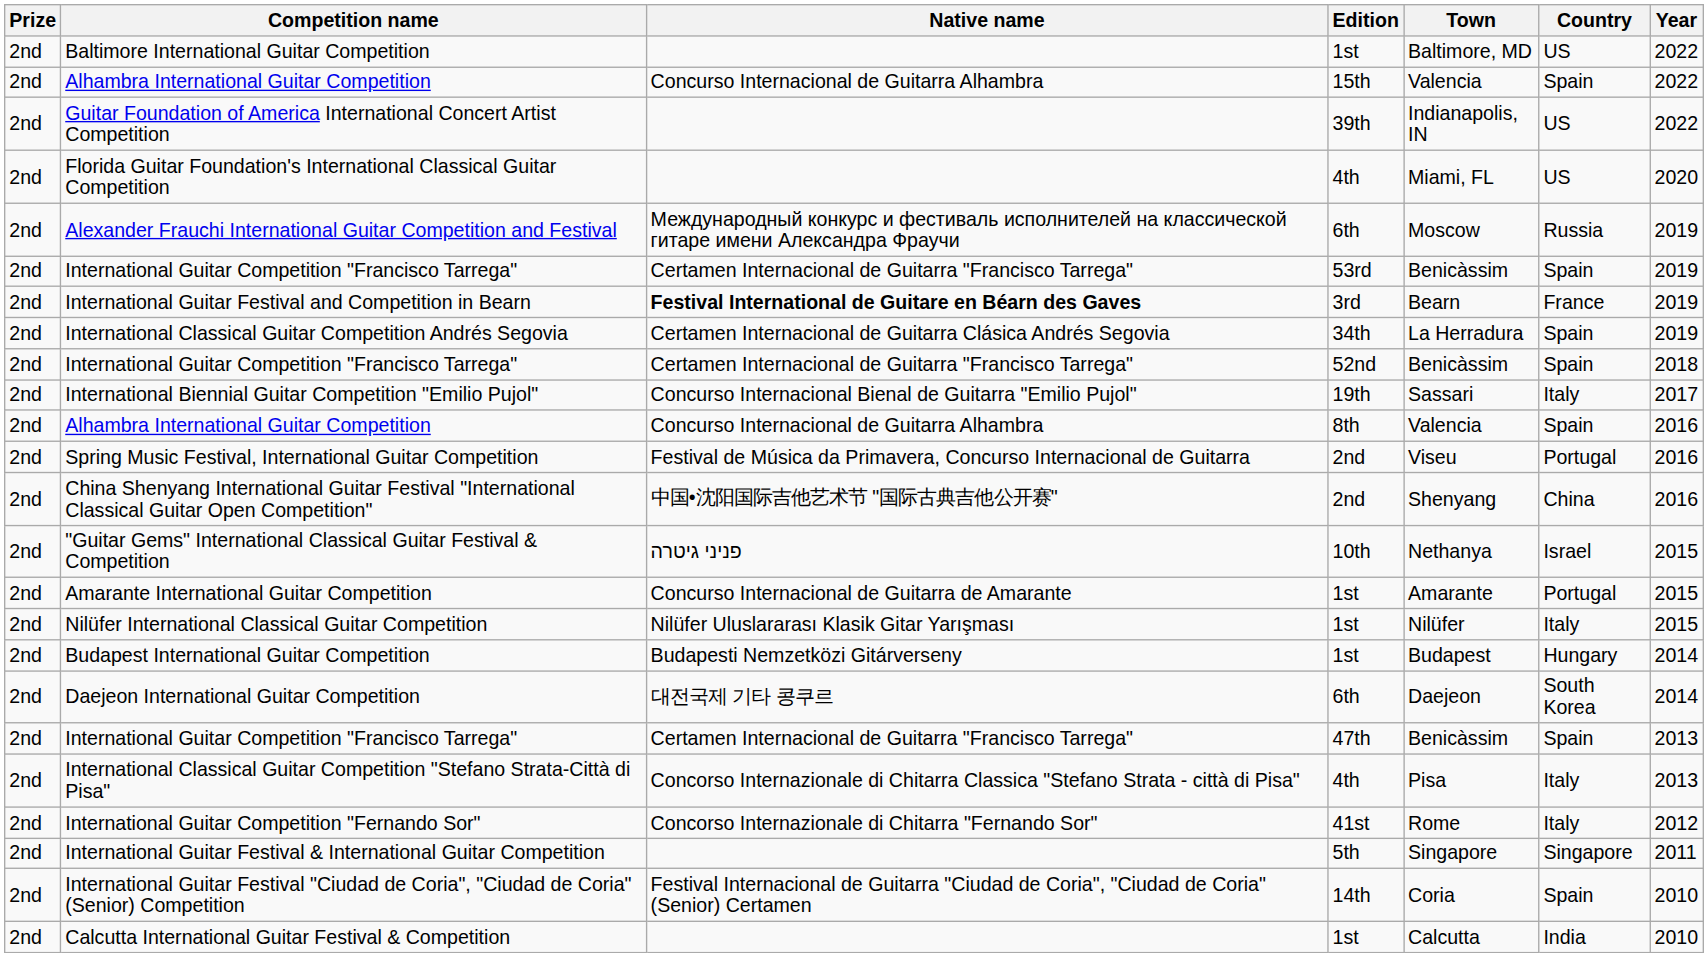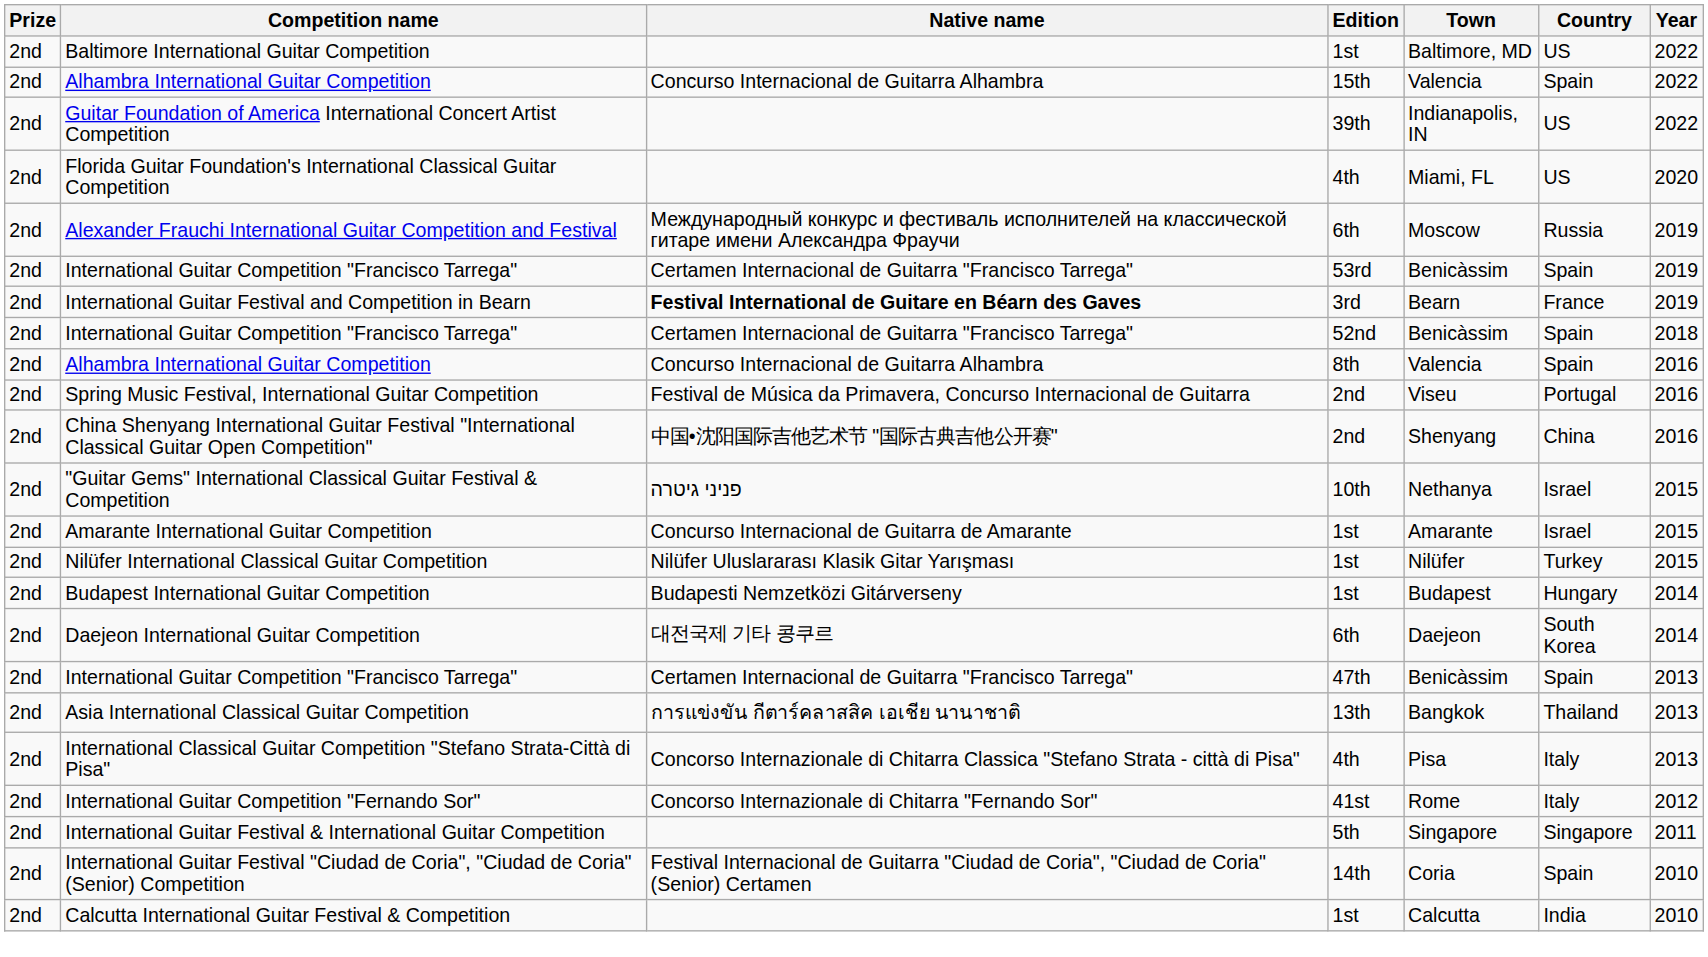- row: (317, 333)
- row: (302, 395)
(1580, 593) Portugal -> (1567, 532) Israel
(1561, 624) Italy -> (1573, 563) Turkey
+ row: (267, 713)
